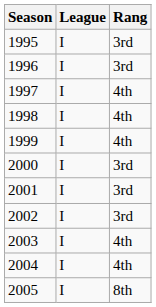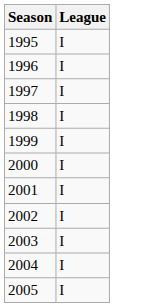- column: (130, 17)
